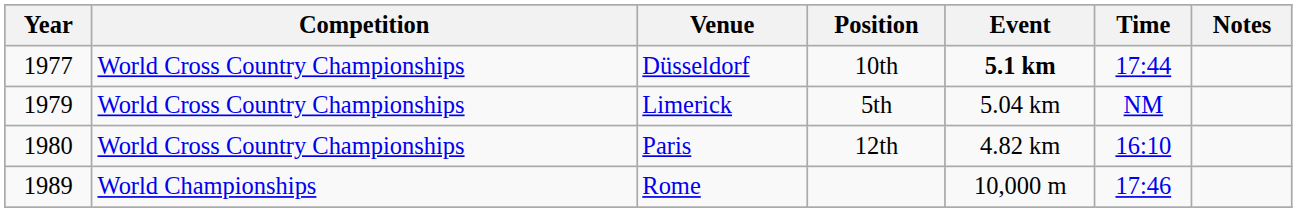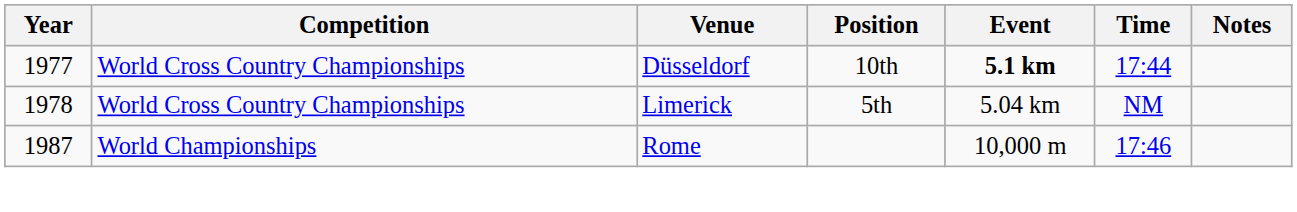(48, 105) 1979 -> (48, 105) 1978
- row: (667, 146)
(48, 186) 1989 -> (48, 146) 1987
